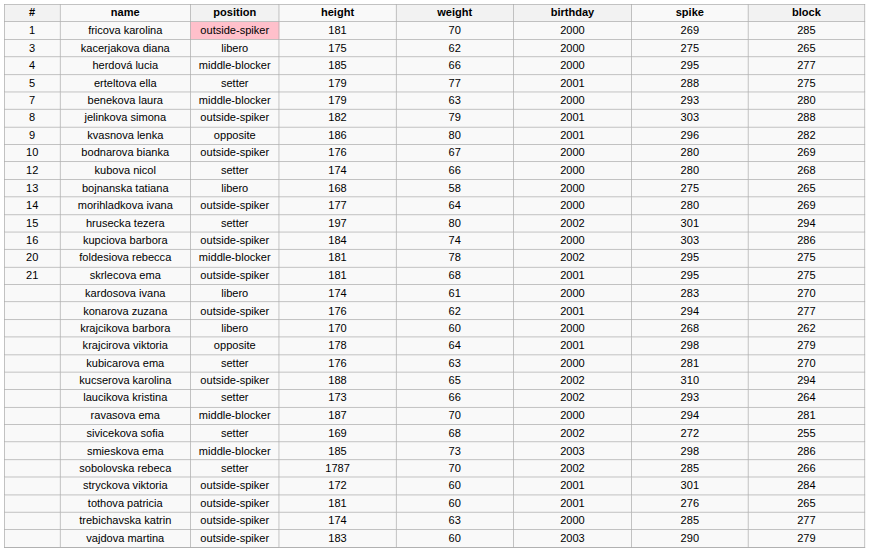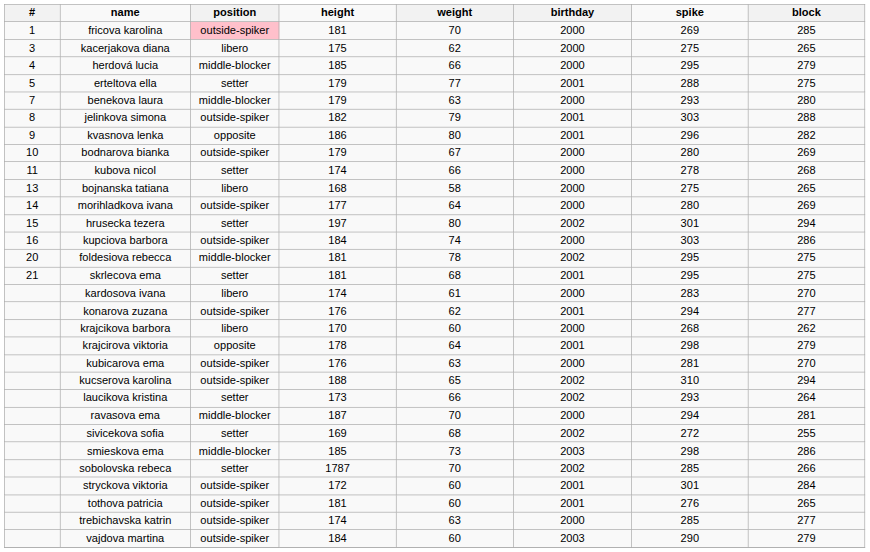(806, 65) 277 -> (806, 65) 279
(338, 153) 176 -> (338, 153) 179
(32, 170) 12 -> (32, 170) 11
(690, 170) 280 -> (690, 170) 278
(235, 275) outside-spiker -> (235, 275) setter
(235, 363) setter -> (235, 363) outside-spiker
(338, 538) 183 -> (338, 538) 184
